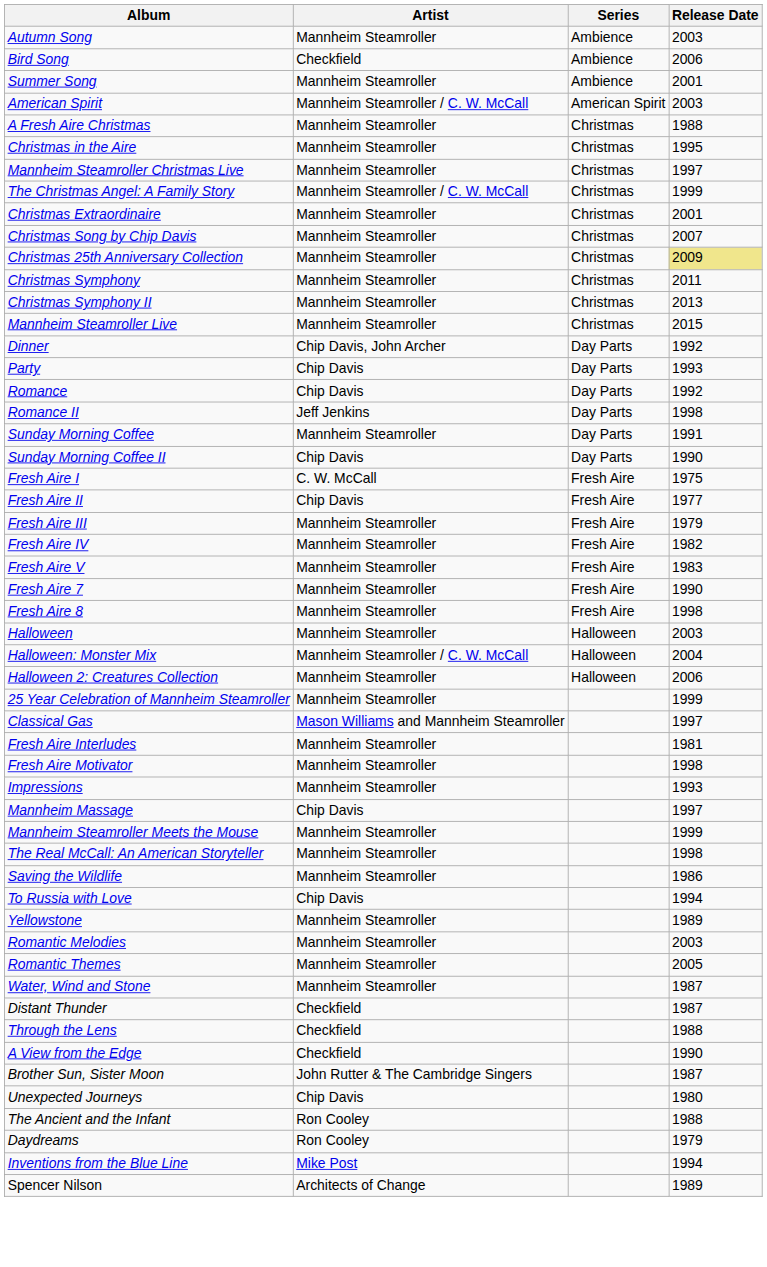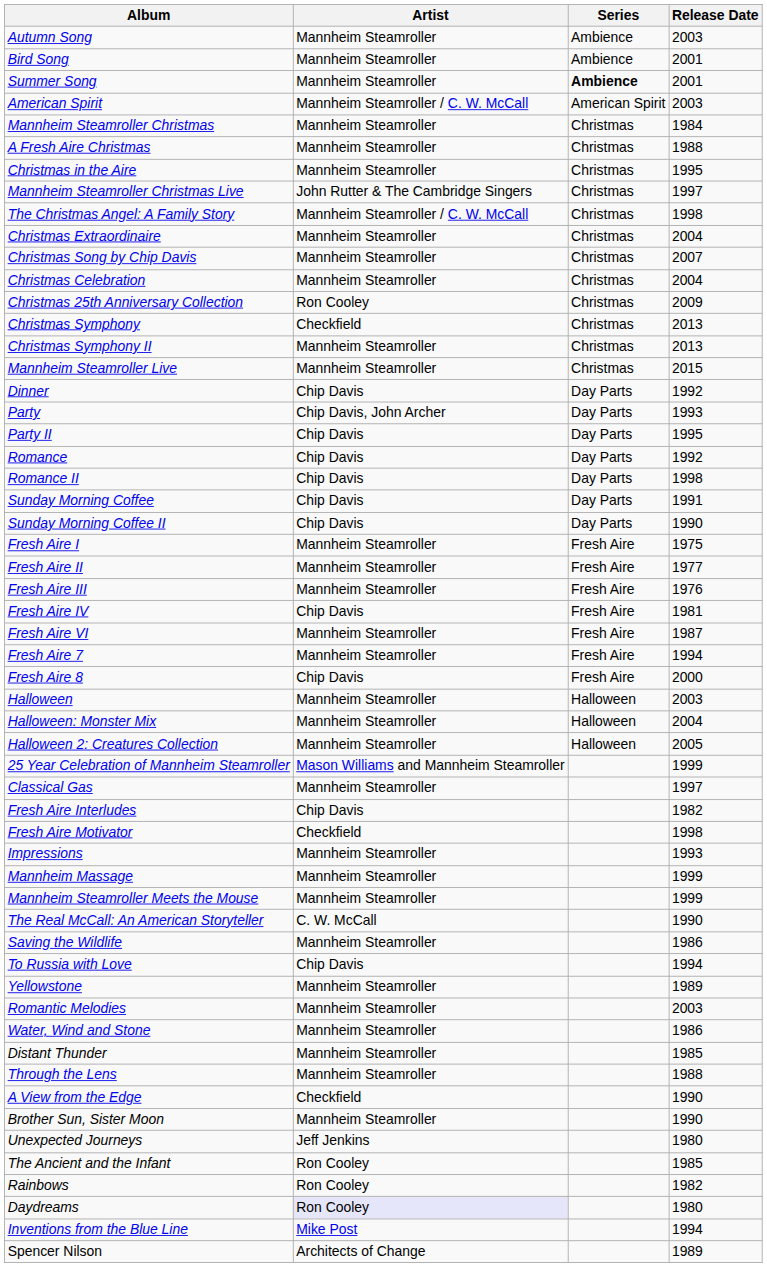(329, 59) Checkfield -> (366, 59) Mannheim Steamroller
(687, 59) 2006 -> (687, 59) 2001
(602, 81) normal -> (604, 81) bold
+ row: (111, 125)
(366, 170) Mannheim Steamroller -> (414, 192) John Rutter & The Cambridge Singers
(687, 192) 1999 -> (687, 214) 1998
(687, 214) 2001 -> (687, 236) 2004
+ row: (76, 280)
(366, 258) Mannheim Steamroller -> (333, 302) Ron Cooley
(687, 258) khaki background -> (687, 302) no background
(366, 280) Mannheim Steamroller -> (329, 324) Checkfield
(687, 280) 2011 -> (687, 324) 2013
(371, 346) Chip Davis, John Archer -> (330, 390) Chip Davis
(330, 368) Chip Davis -> (371, 412) Chip Davis, John Archer
+ row: (30, 434)
(333, 412) Jeff Jenkins -> (330, 479) Chip Davis
(366, 434) Mannheim Steamroller -> (330, 501) Chip Davis
(336, 479) C. W. McCall -> (366, 545) Mannheim Steamroller
(330, 501) Chip Davis -> (366, 567) Mannheim Steamroller
(687, 523) 1979 -> (687, 589) 1976
(366, 545) Mannheim Steamroller -> (330, 611) Chip Davis
(687, 545) 1982 -> (687, 611) 1981
- row: (46, 567)
+ row: (48, 633)
(687, 589) 1990 -> (687, 655) 1994
(366, 611) Mannheim Steamroller -> (330, 677) Chip Davis
(687, 611) 1998 -> (687, 677) 2000
(412, 655) Mannheim Steamroller / C. W. McCall -> (366, 721) Mannheim Steamroller
(687, 677) 2006 -> (687, 744) 2005
(366, 699) Mannheim Steamroller -> (430, 766) Mason Williams and Mannheim Steamroller
(430, 721) Mason Williams and Mannheim Steamroller -> (366, 788) Mannheim Steamroller
(366, 744) Mannheim Steamroller -> (330, 810) Chip Davis
(687, 744) 1981 -> (687, 810) 1982
(366, 766) Mannheim Steamroller -> (329, 832) Checkfield
(330, 810) Chip Davis -> (366, 876) Mannheim Steamroller
(687, 810) 1997 -> (687, 876) 1999
(366, 854) Mannheim Steamroller -> (336, 920) C. W. McCall
(687, 854) 1998 -> (687, 920) 1990
- row: (64, 964)
(687, 986) 1987 -> (687, 1031) 1986
(329, 1008) Checkfield -> (366, 1053) Mannheim Steamroller
(687, 1008) 1987 -> (687, 1053) 1985
(329, 1031) Checkfield -> (366, 1075) Mannheim Steamroller
(414, 1075) John Rutter & The Cambridge Singers -> (366, 1119) Mannheim Steamroller
(687, 1075) 1987 -> (687, 1119) 1990
(330, 1097) Chip Davis -> (333, 1141) Jeff Jenkins
(687, 1119) 1988 -> (687, 1163) 1985
+ row: (38, 1185)
(333, 1141) no background -> (333, 1207) lavender background
(687, 1141) 1979 -> (687, 1207) 1980
